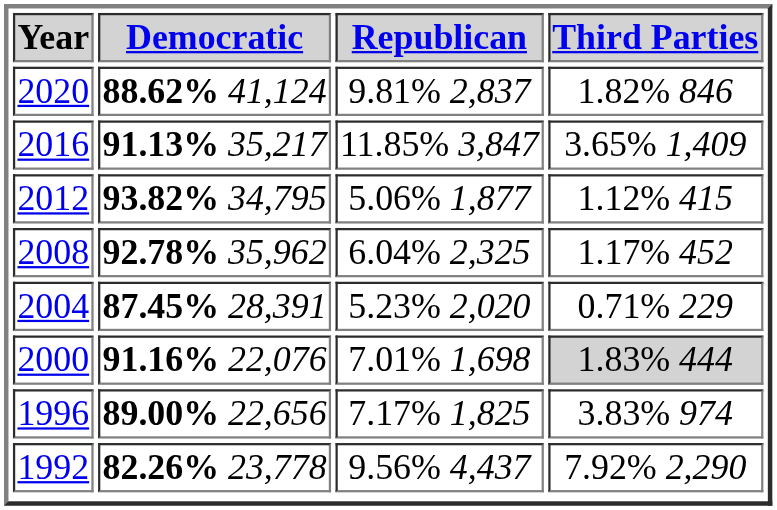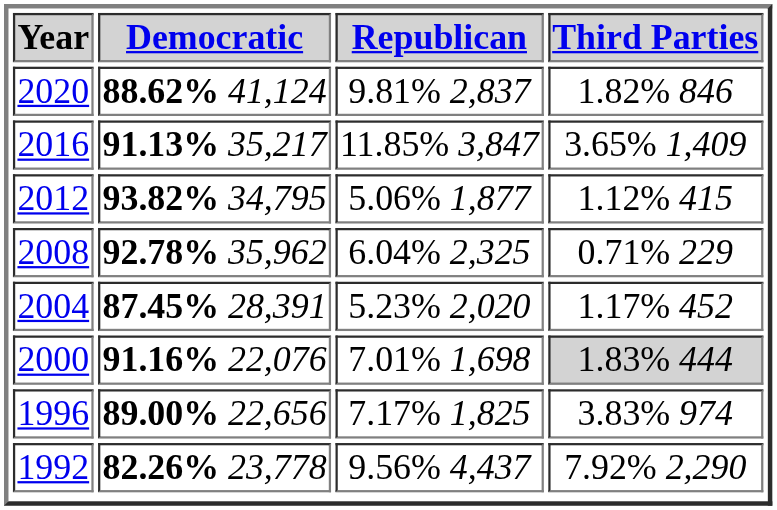(655, 252) 1.17% 452 -> (655, 252) 0.71% 229
(655, 305) 0.71% 229 -> (655, 305) 1.17% 452
